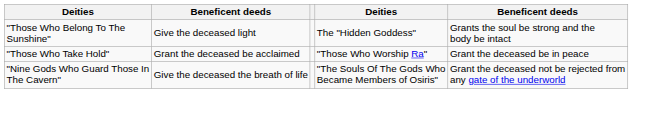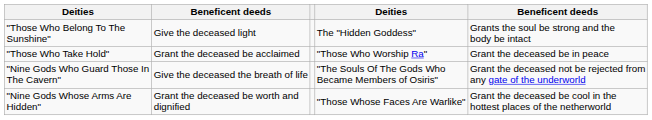+ row: (69, 101)
